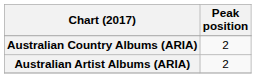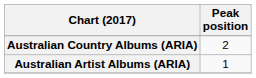(225, 63) 2 -> (225, 63) 1
